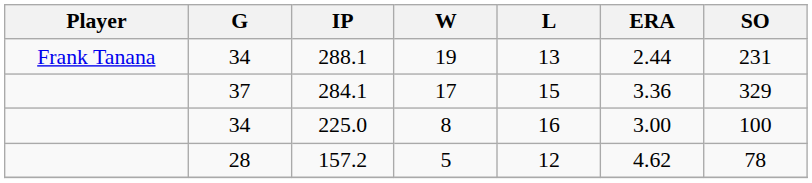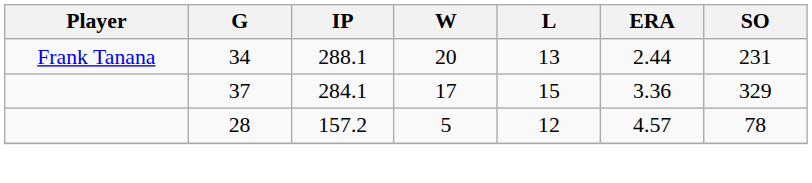(446, 56) 19 -> (446, 56) 20
- row: (343, 125)
(652, 159) 4.62 -> (652, 125) 4.57
